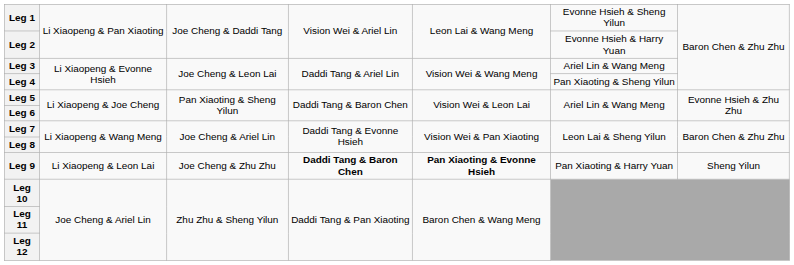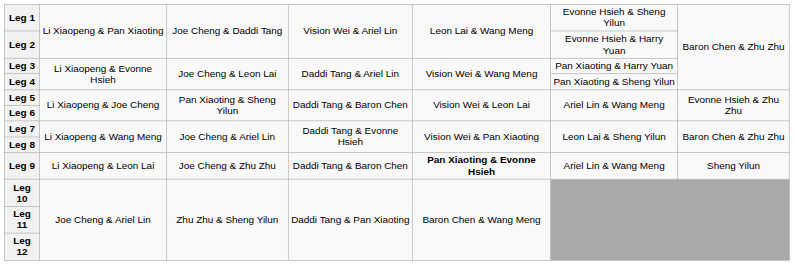(614, 66) Ariel Lin & Wang Meng -> (614, 66) Pan Xiaoting & Harry Yuan
(350, 166) bold -> (350, 166) normal
(614, 166) Pan Xiaoting & Harry Yuan -> (614, 166) Ariel Lin & Wang Meng
